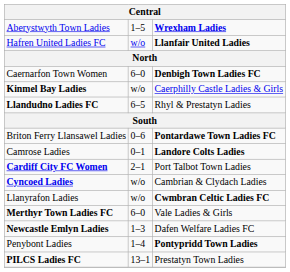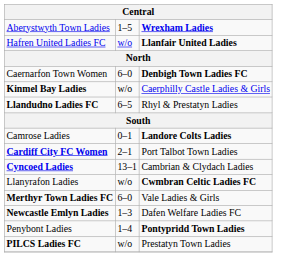- row: (66, 136)
(138, 182) w/o -> (127, 167) 13–1
(140, 259) 13–1 -> (125, 244) w/o
